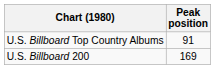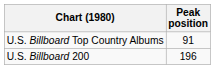(188, 56) 169 -> (188, 56) 196
